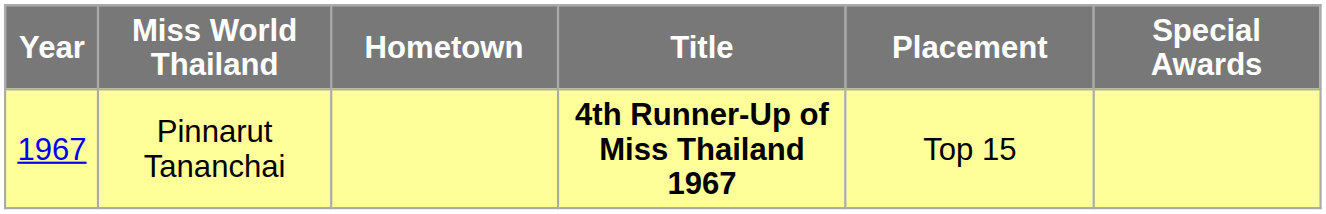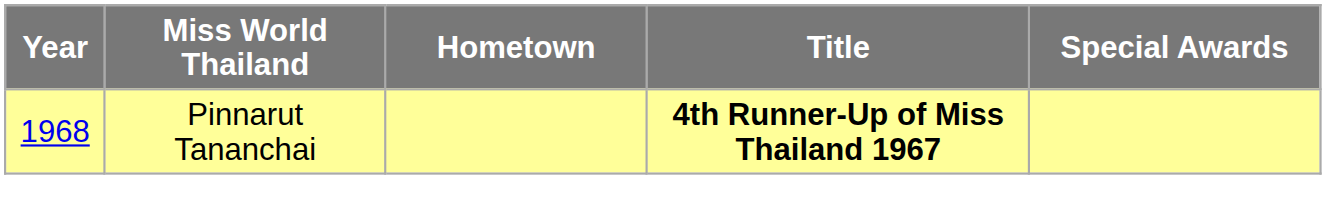- column: (970, 47)
(52, 148) 1967 -> (55, 131) 1968
